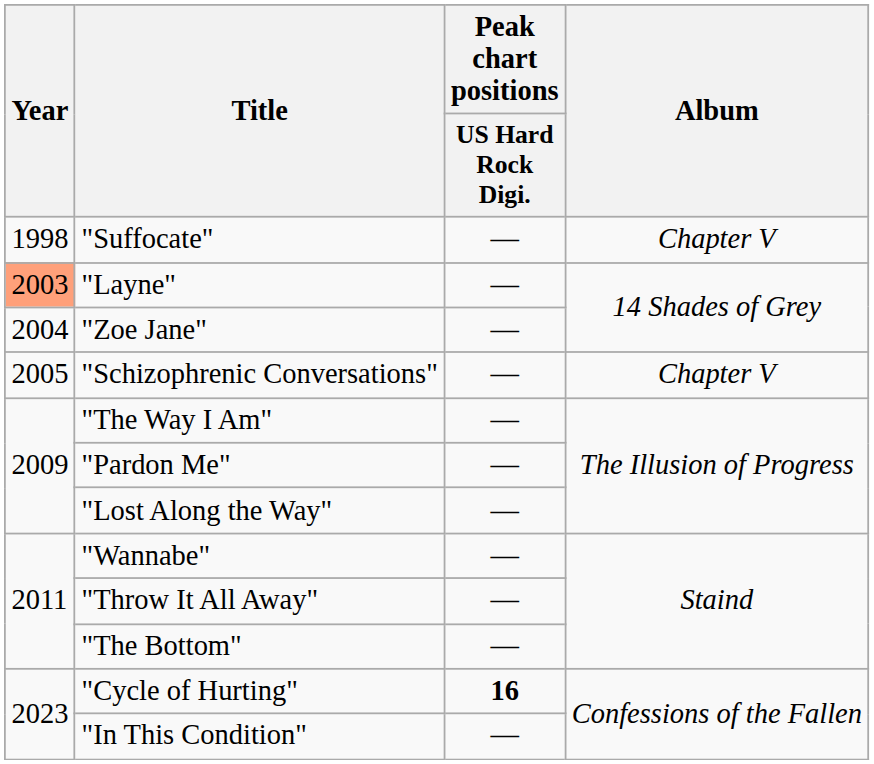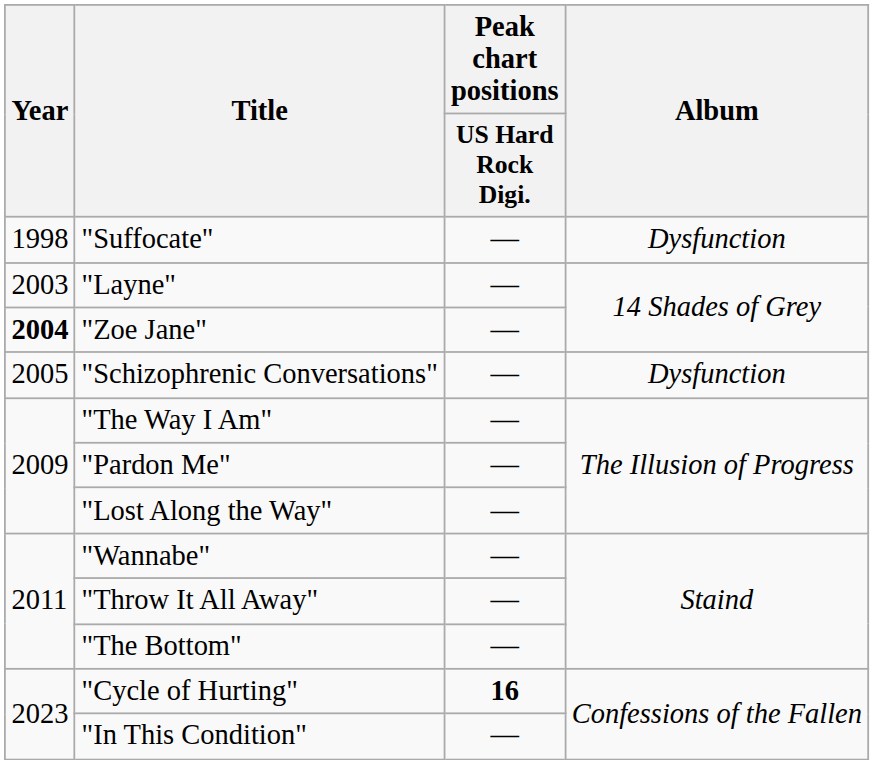(717, 239) Chapter V -> (717, 239) Dysfunction
(40, 284) lightsalmon background -> (40, 284) no background
(40, 329) normal -> (40, 329) bold
(717, 374) Chapter V -> (717, 374) Dysfunction
